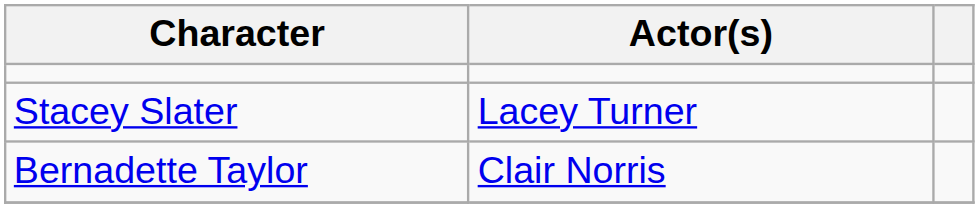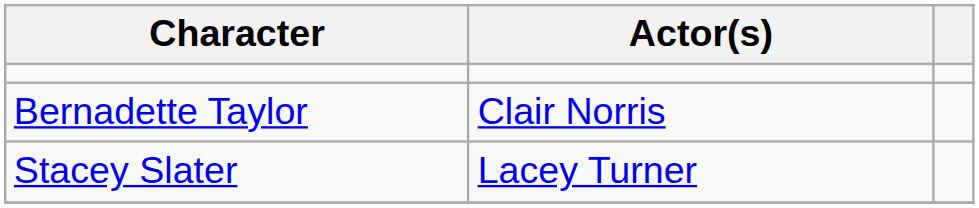rows swapped: (126, 111) <-> (161, 170)
